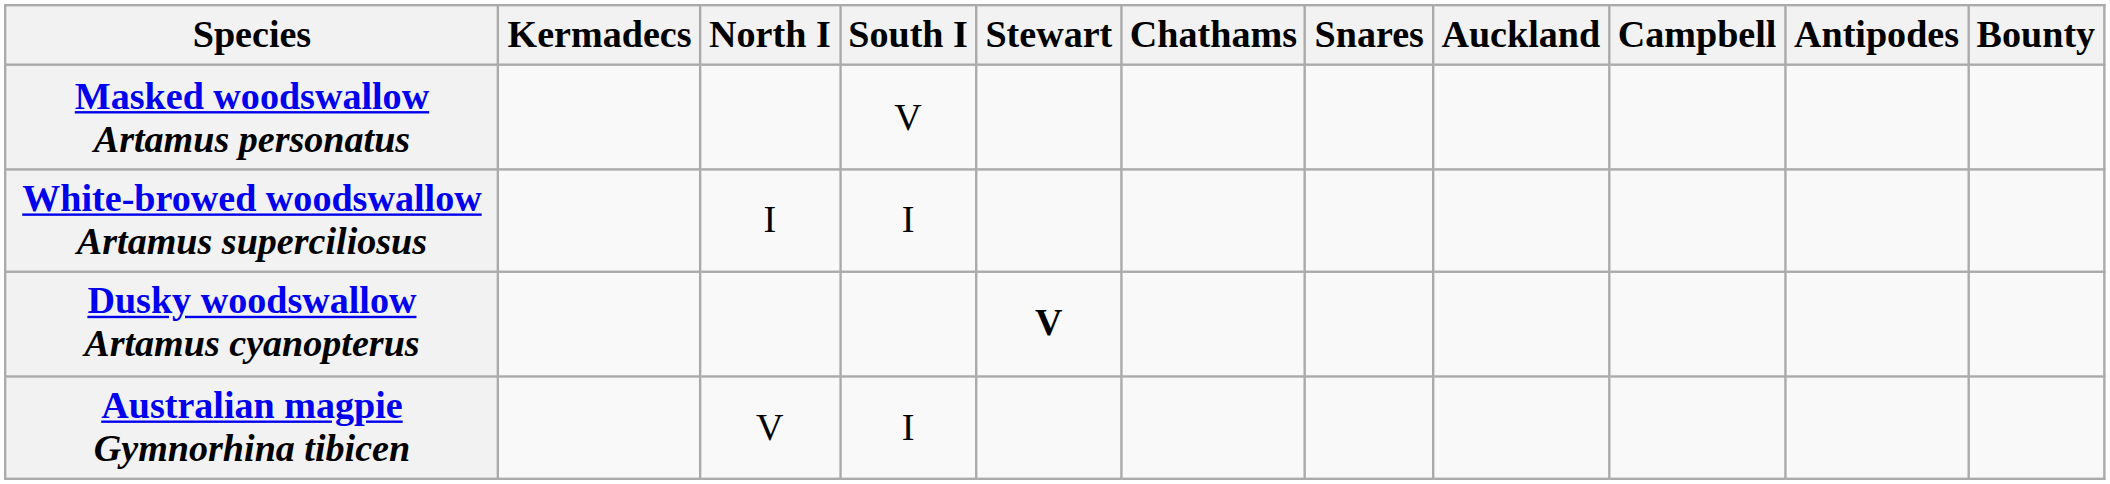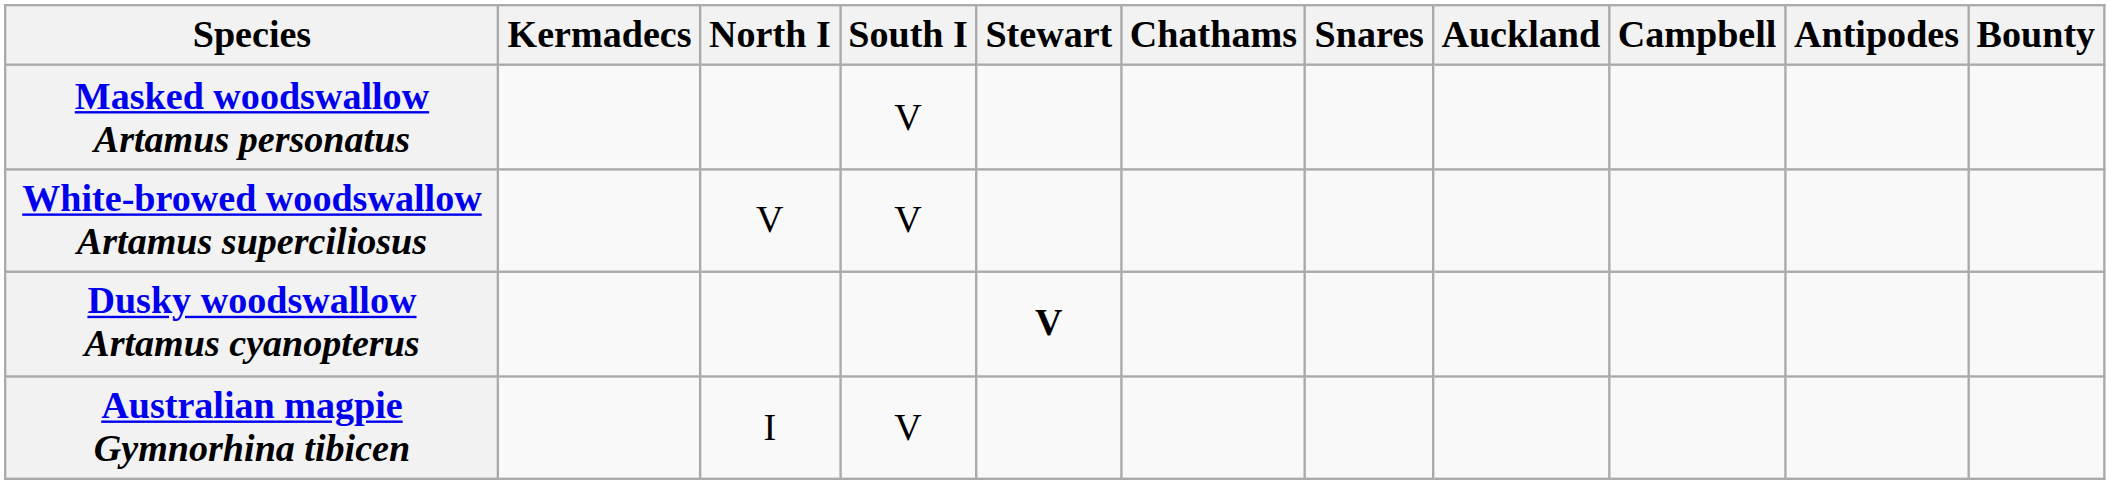(770, 219) I -> (770, 219) V
(908, 219) I -> (908, 219) V
(770, 426) V -> (770, 426) I
(908, 426) I -> (908, 426) V
